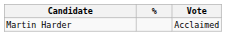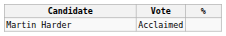columns swapped: (197, 11) <-> (154, 11)
